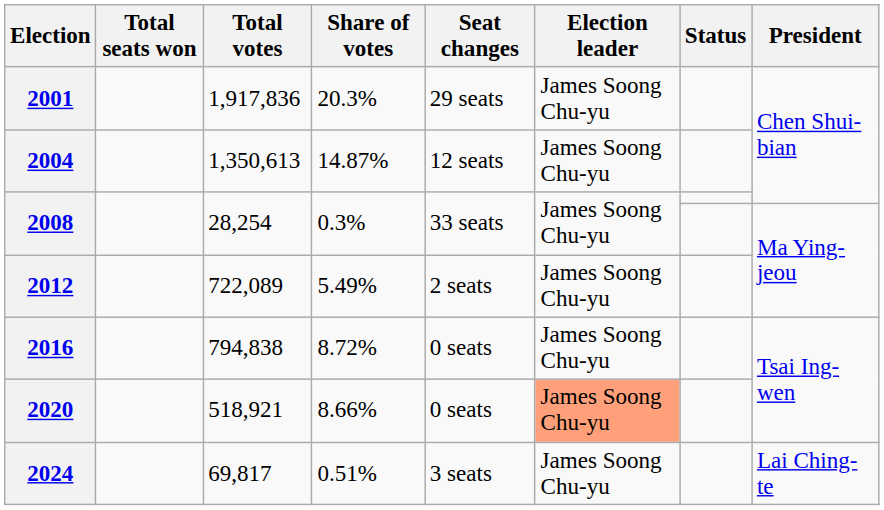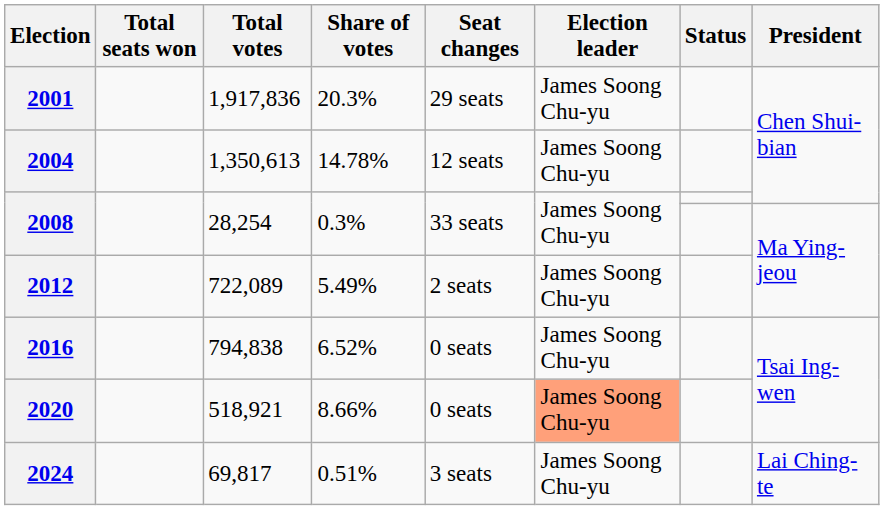(353, 160) 14.87% -> (353, 160) 14.78%
(347, 348) 8.72% -> (347, 348) 6.52%
